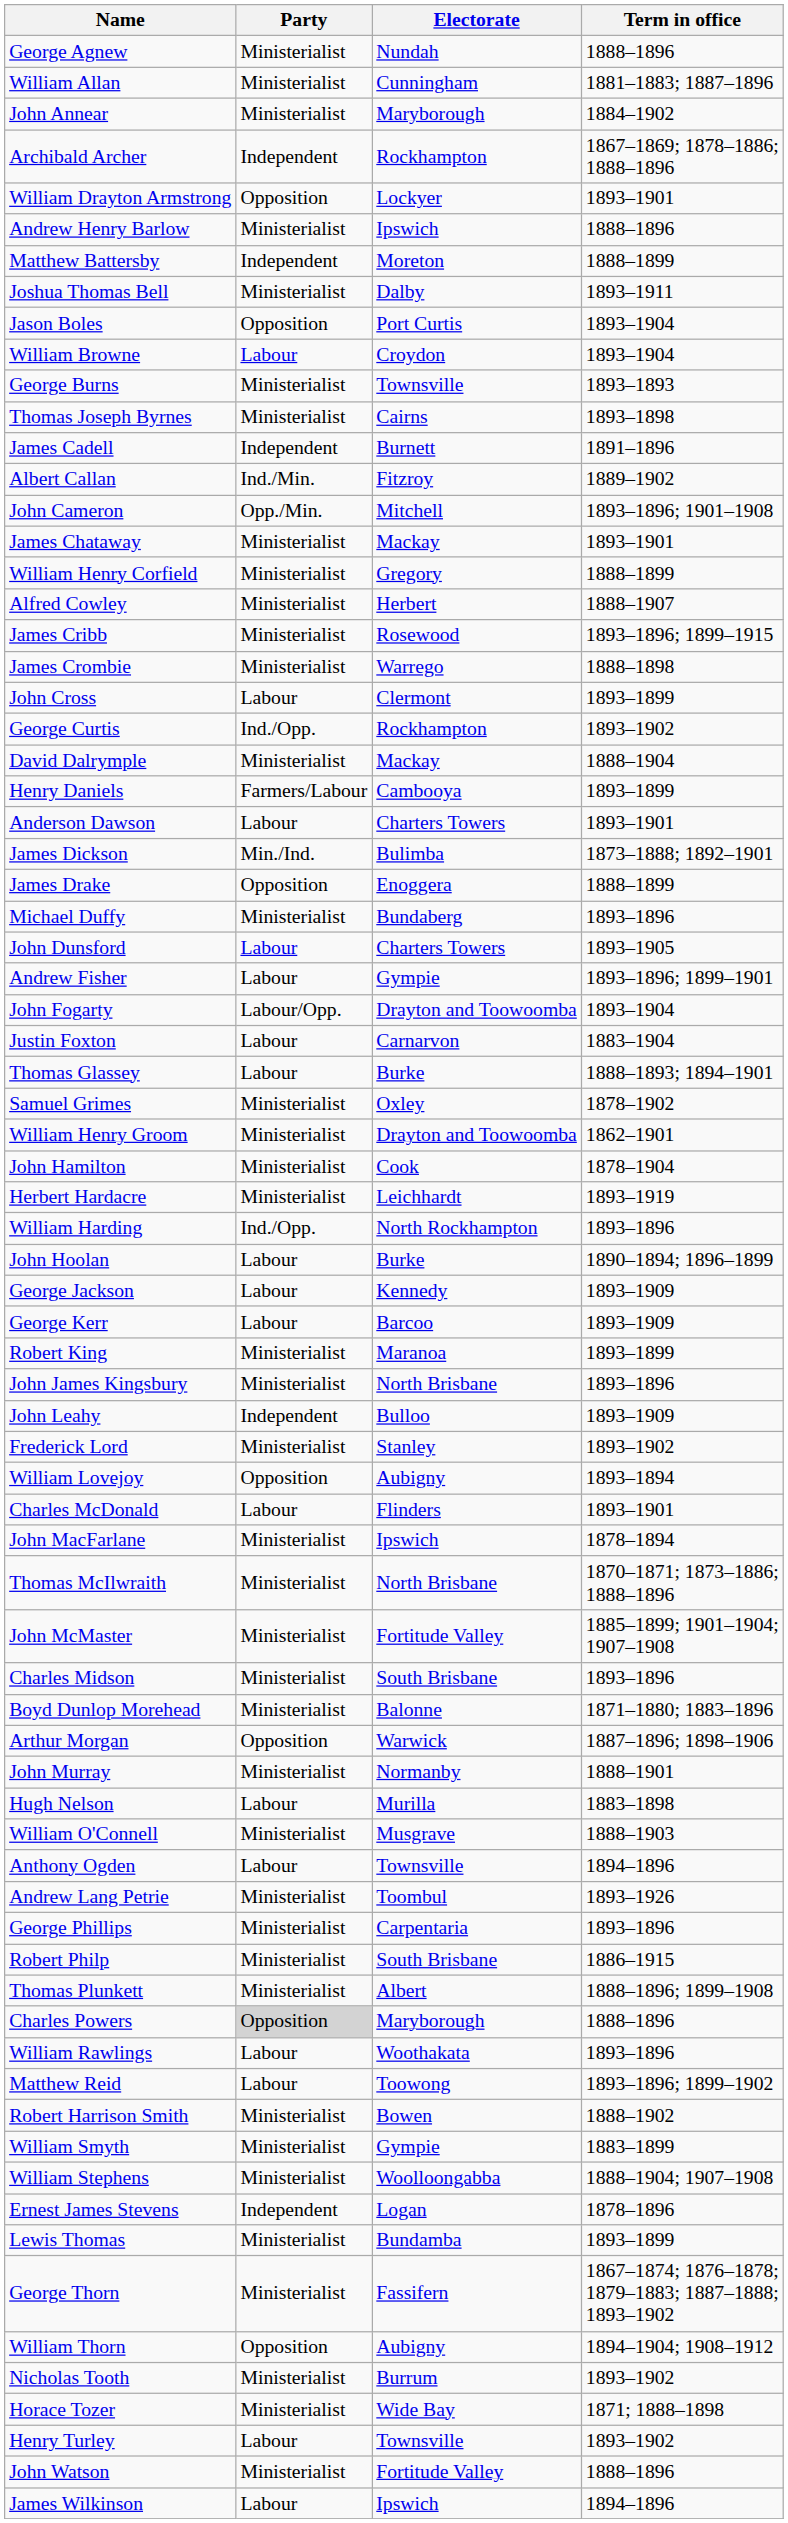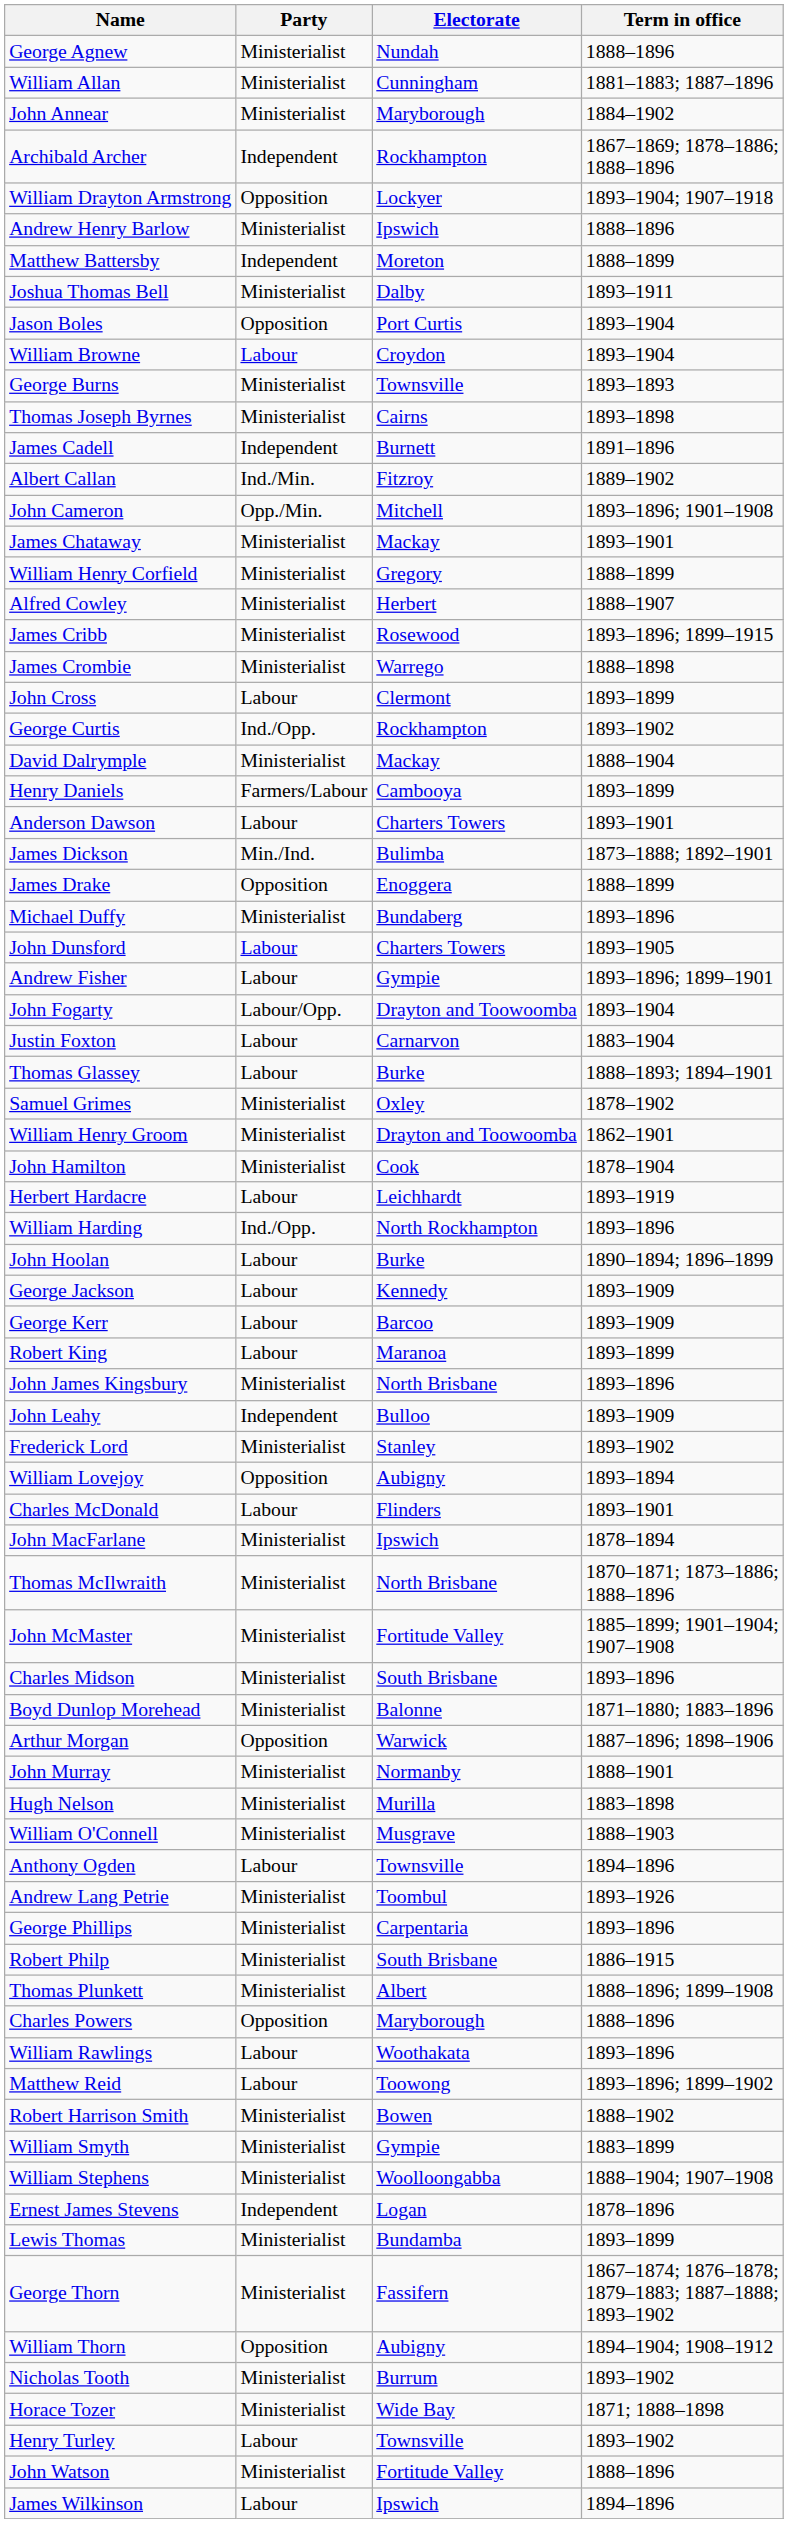(630, 198) 1893–1901 -> (680, 198) 1893–1904; 1907–1918
(293, 1197) Ministerialist -> (269, 1197) Labour
(293, 1353) Ministerialist -> (269, 1353) Labour
(269, 1803) Labour -> (293, 1803) Ministerialist
(284, 2021) lightgrey background -> (284, 2021) no background
